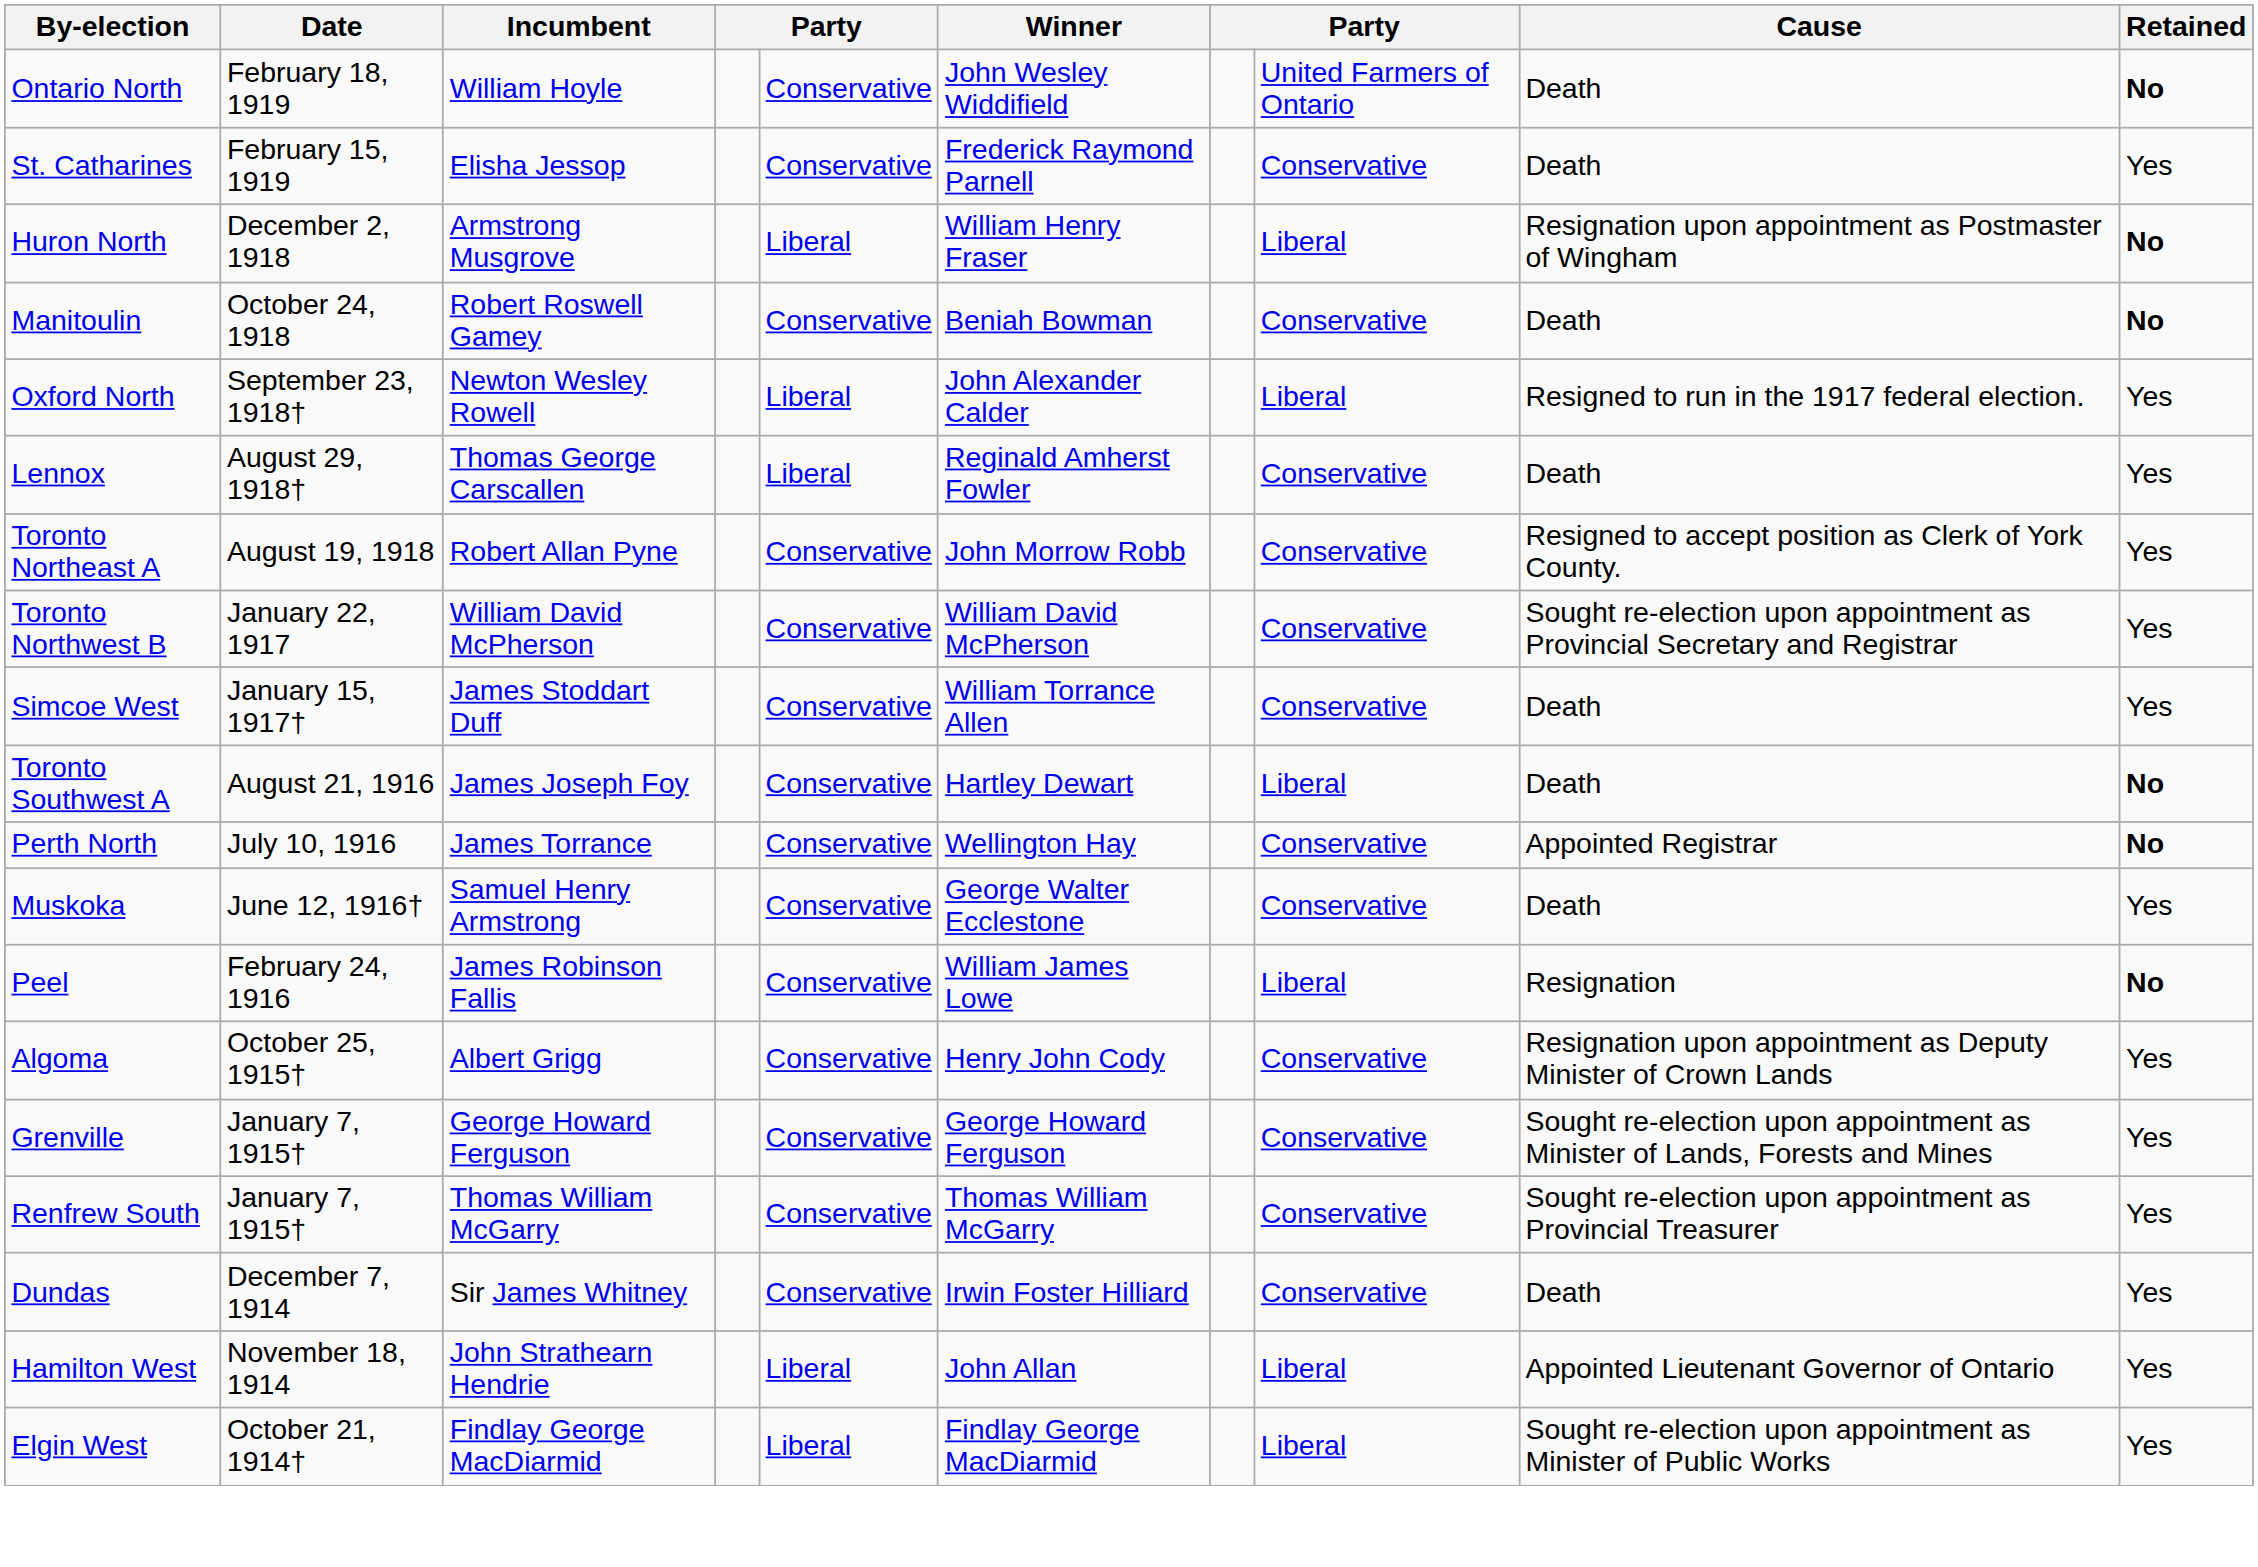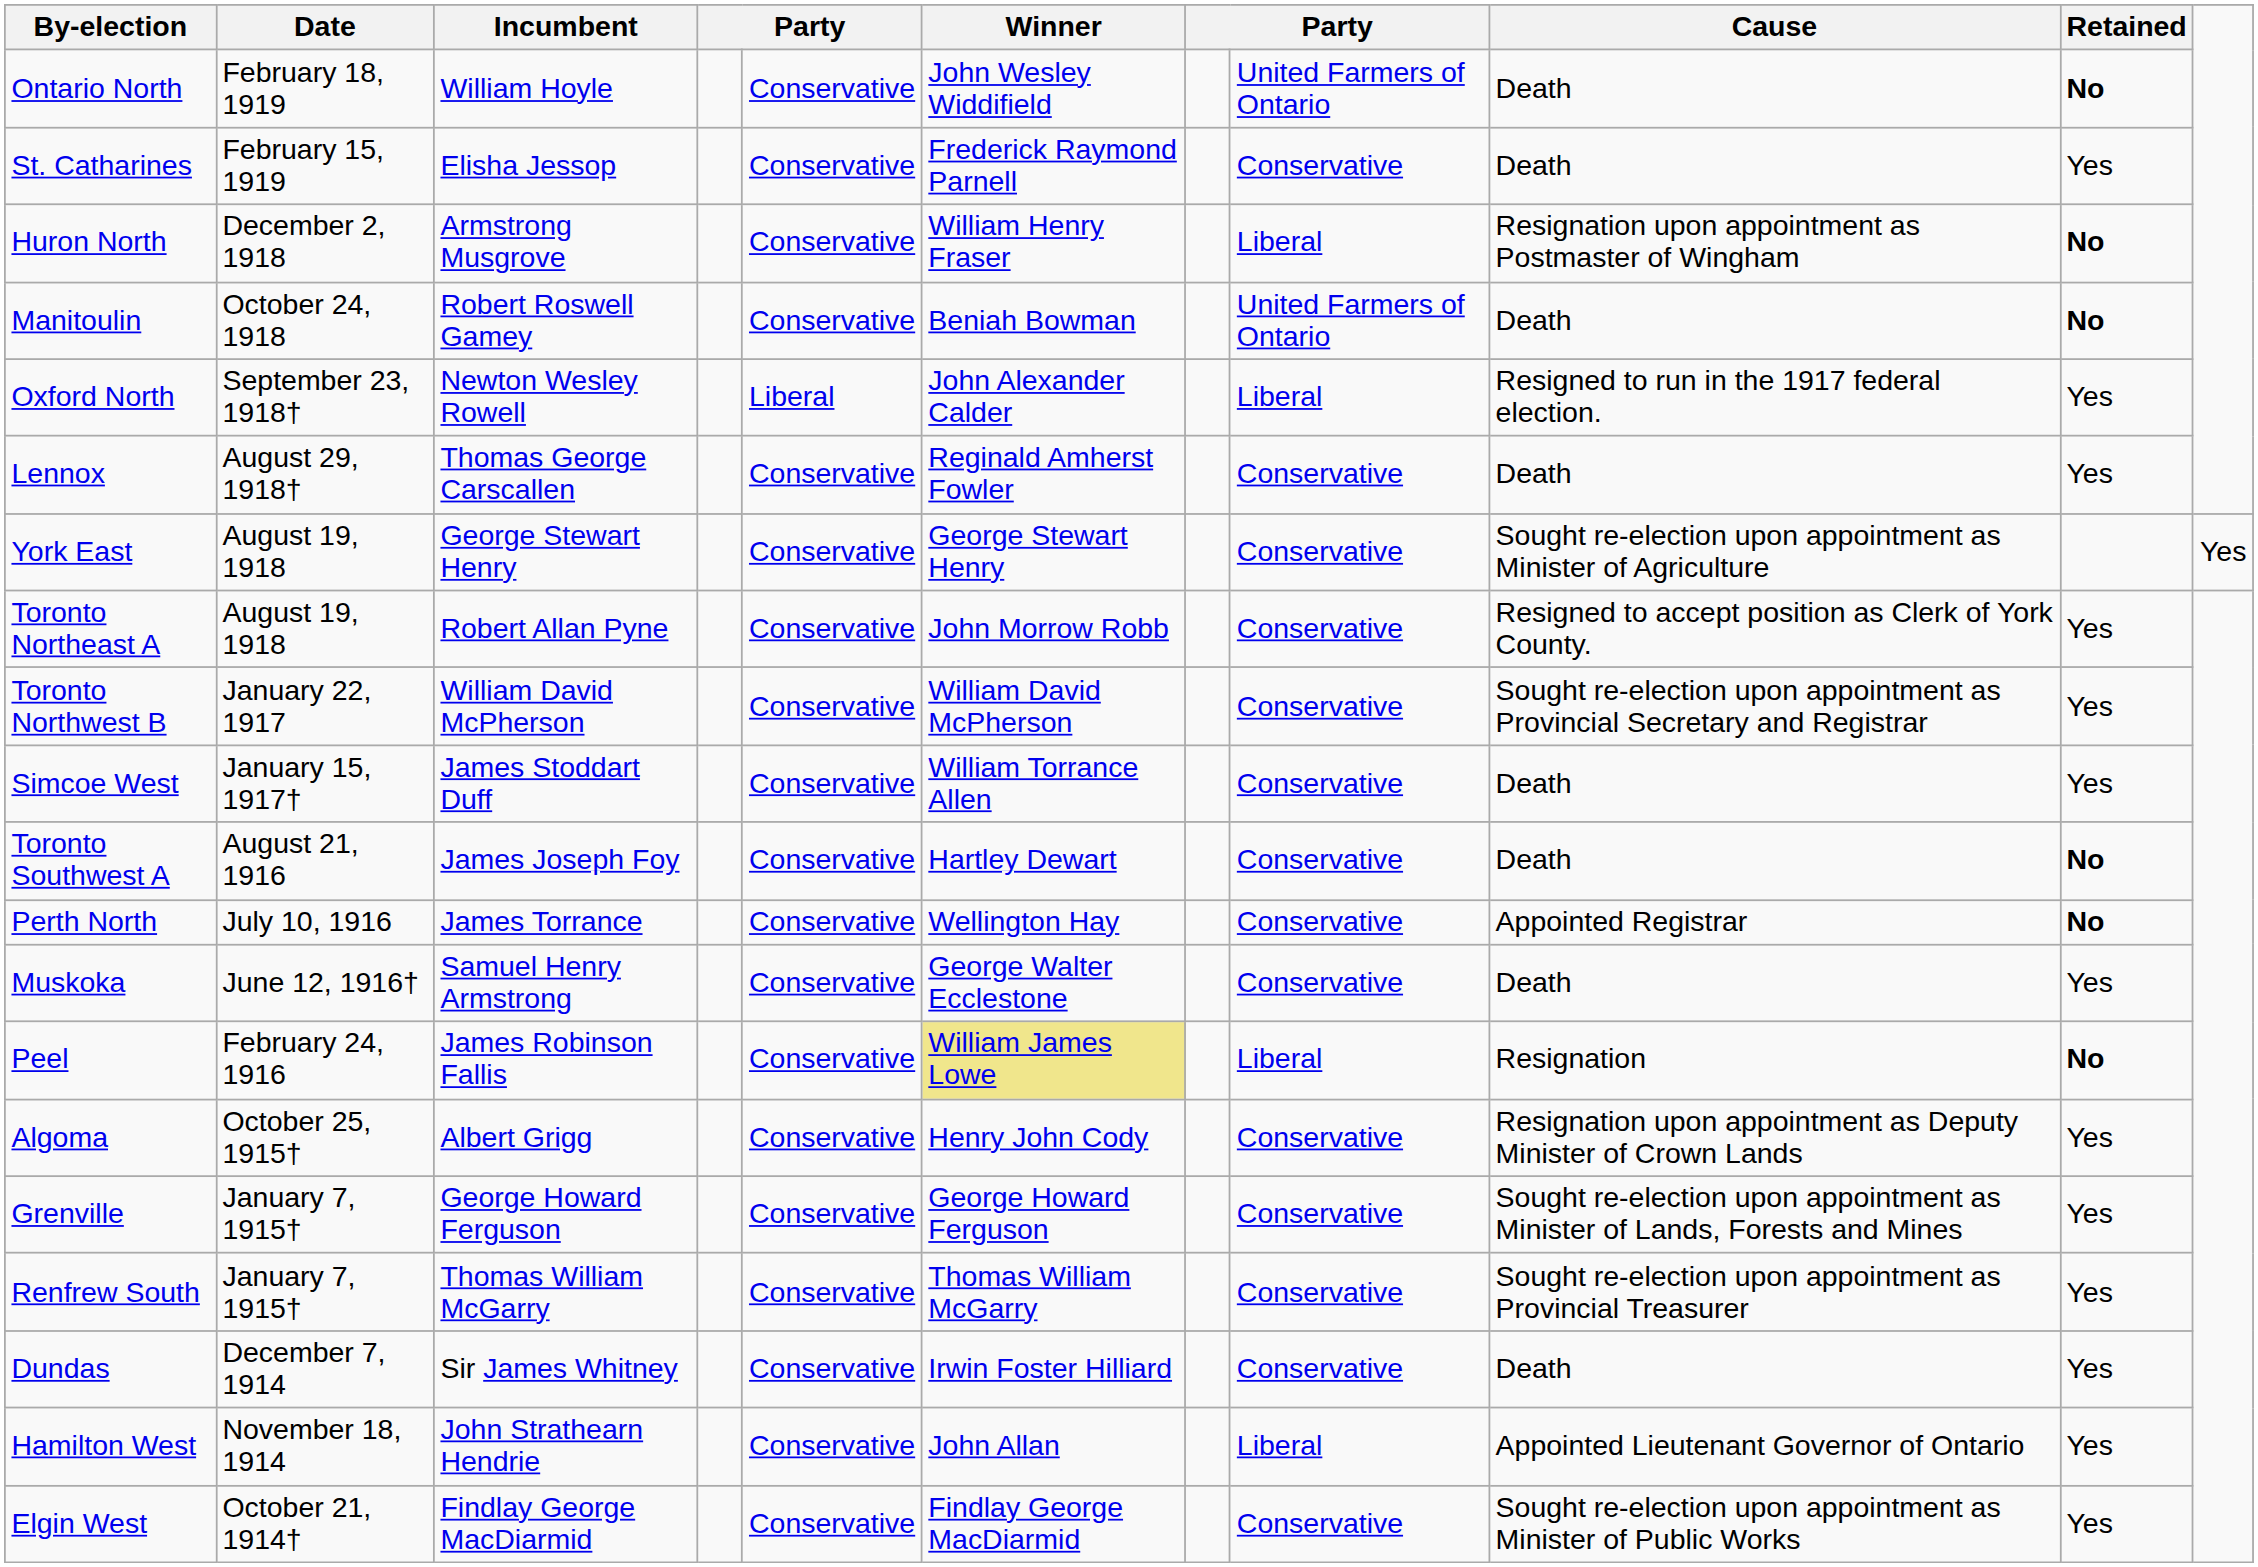(808, 242) Liberal -> (832, 242) Conservative
(1344, 319) Conservative -> (1351, 319) United Farmers of Ontario
(808, 474) Liberal -> (832, 474) Conservative
+ row: (72, 551)
(1304, 783) Liberal -> (1320, 860) Conservative
(1037, 982) no background -> (1020, 1059) khaki background
(808, 1368) Liberal -> (832, 1445) Conservative
(808, 1445) Liberal -> (832, 1523) Conservative
(1304, 1445) Liberal -> (1320, 1523) Conservative
